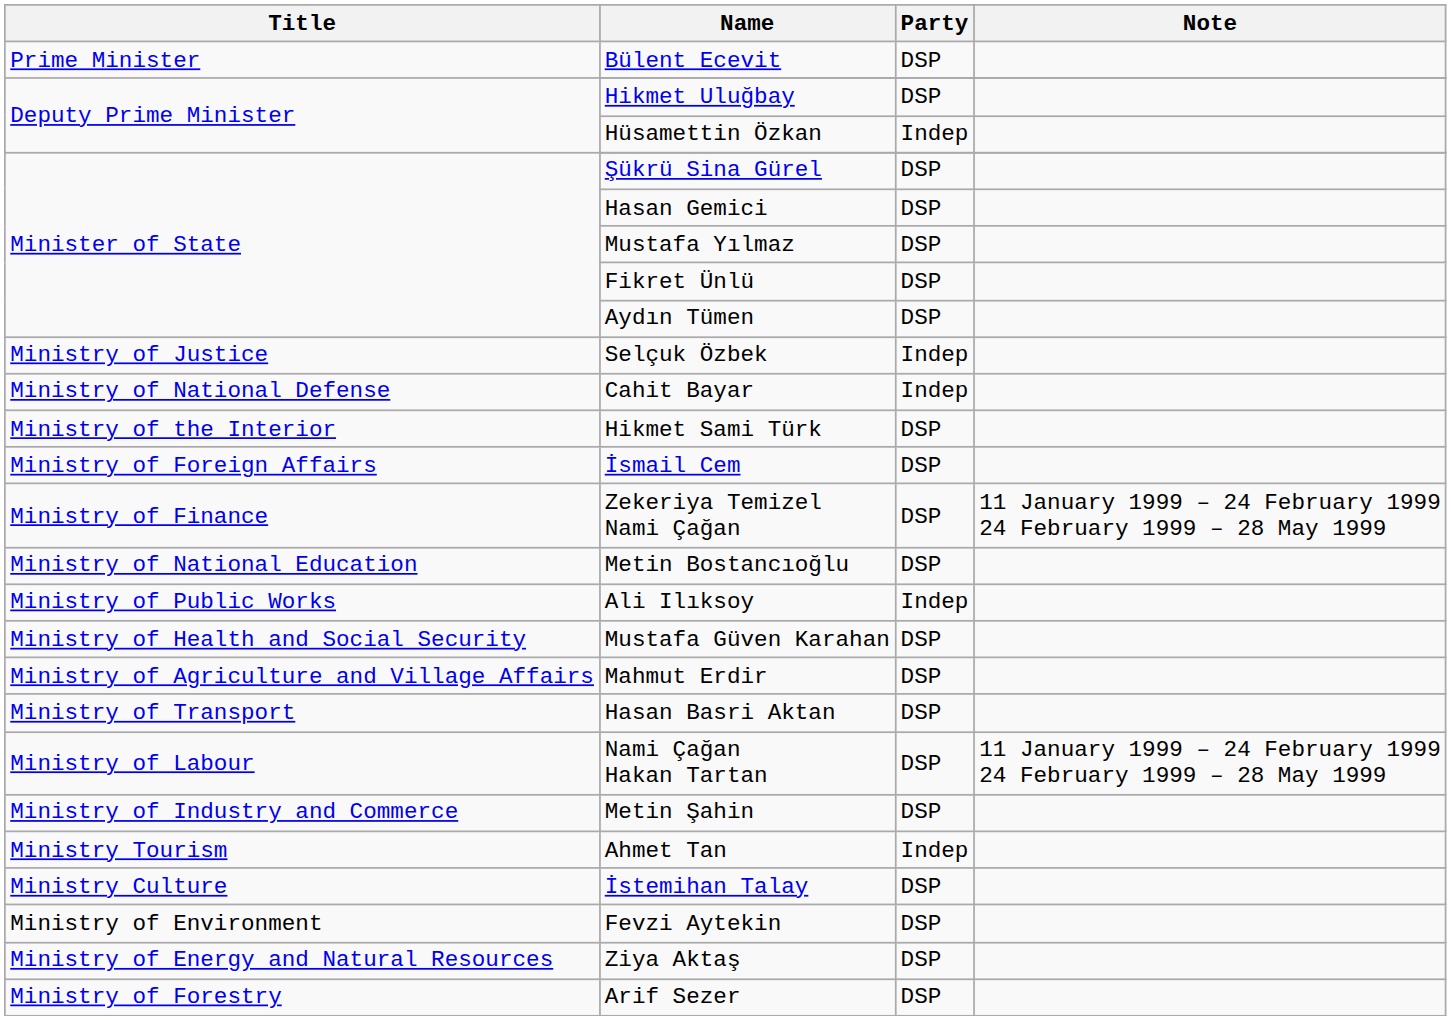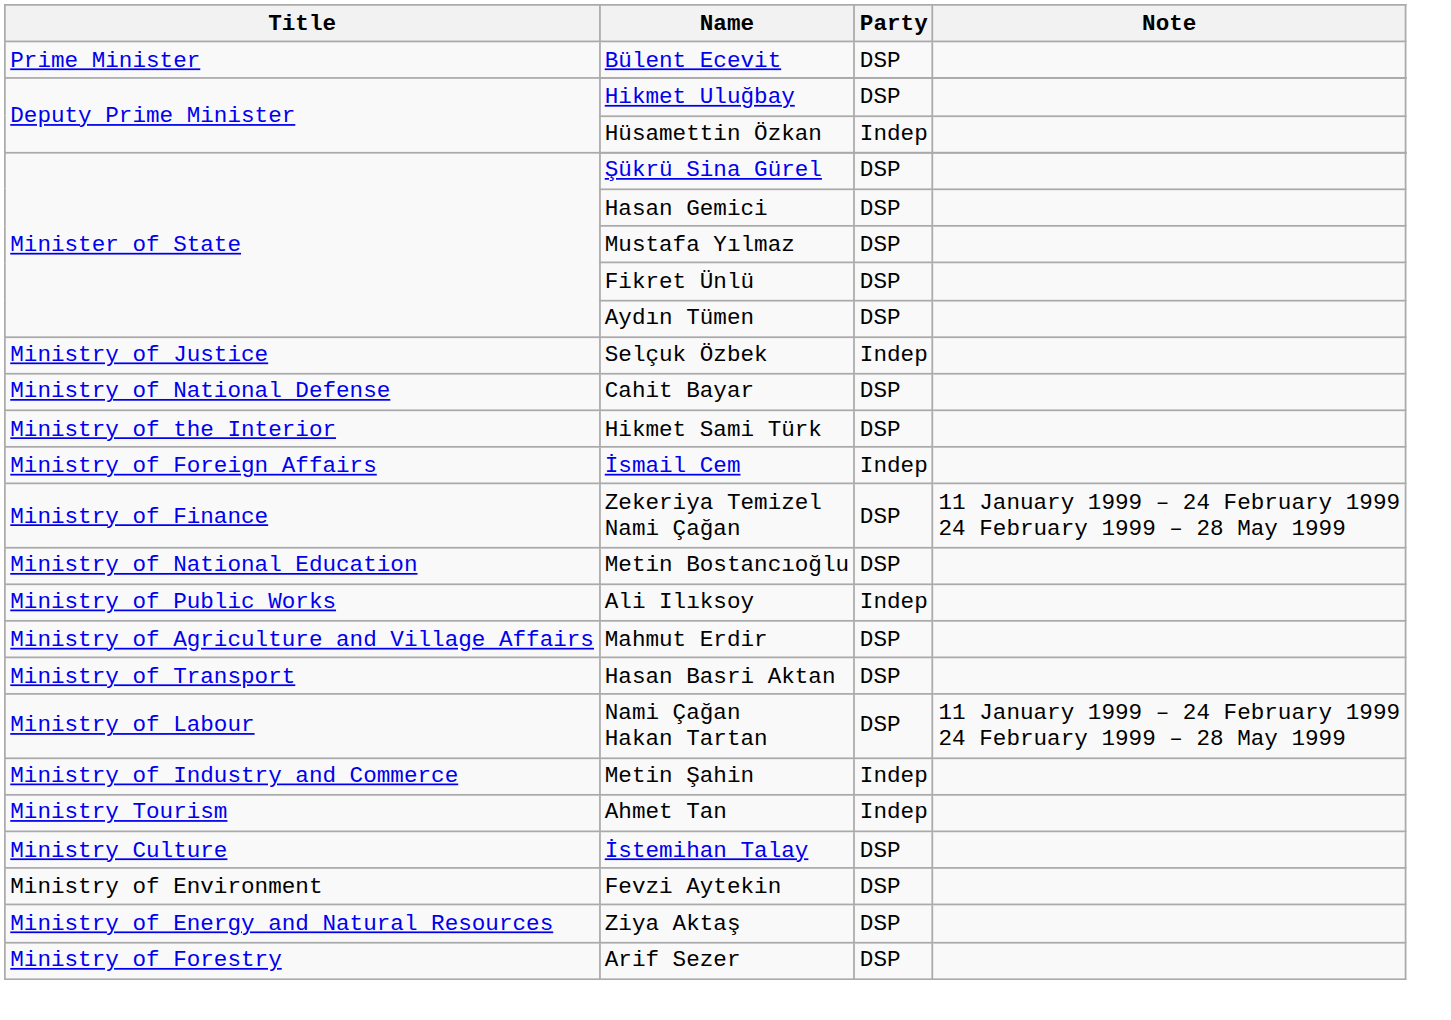(935, 392) Indep -> (880, 392) DSP
(921, 466) DSP -> (894, 466) Indep
- row: (268, 639)
(921, 813) DSP -> (894, 776) Indep
